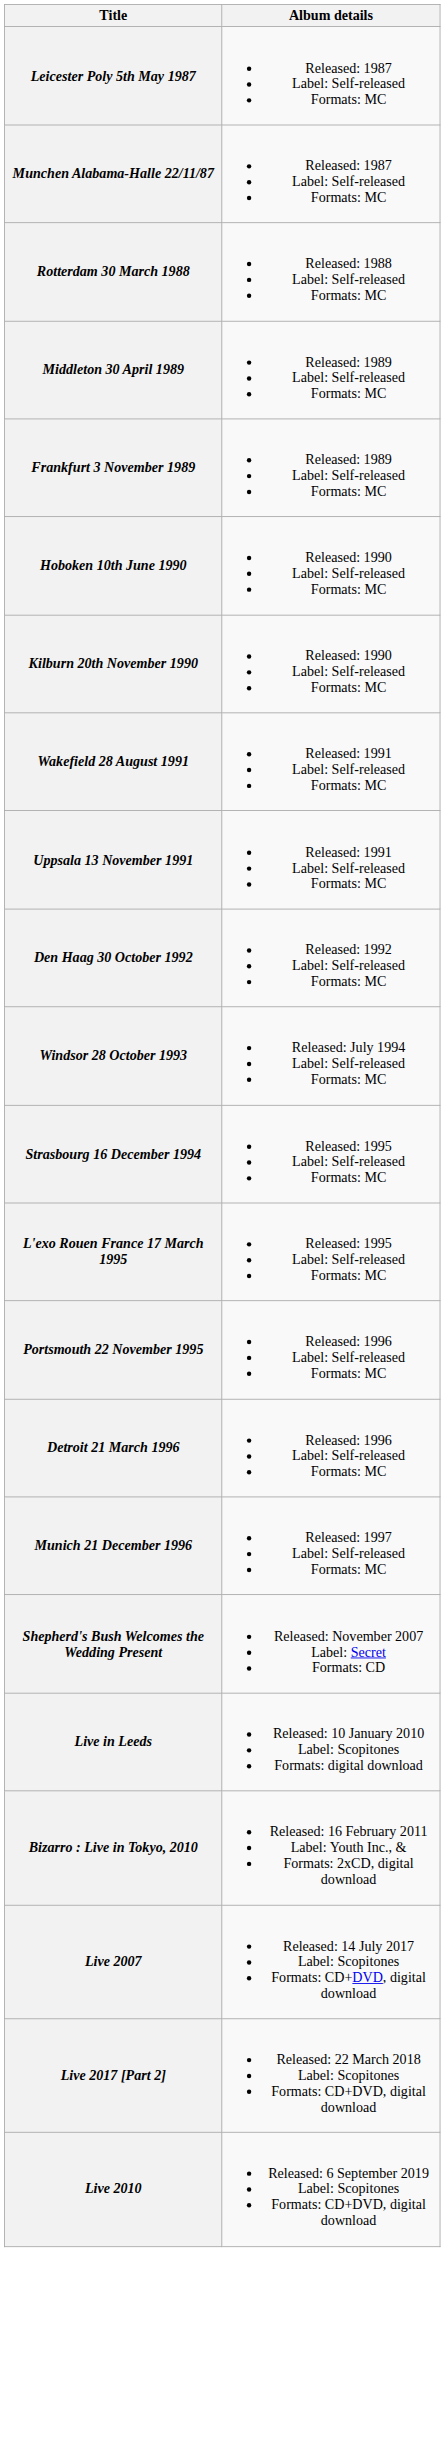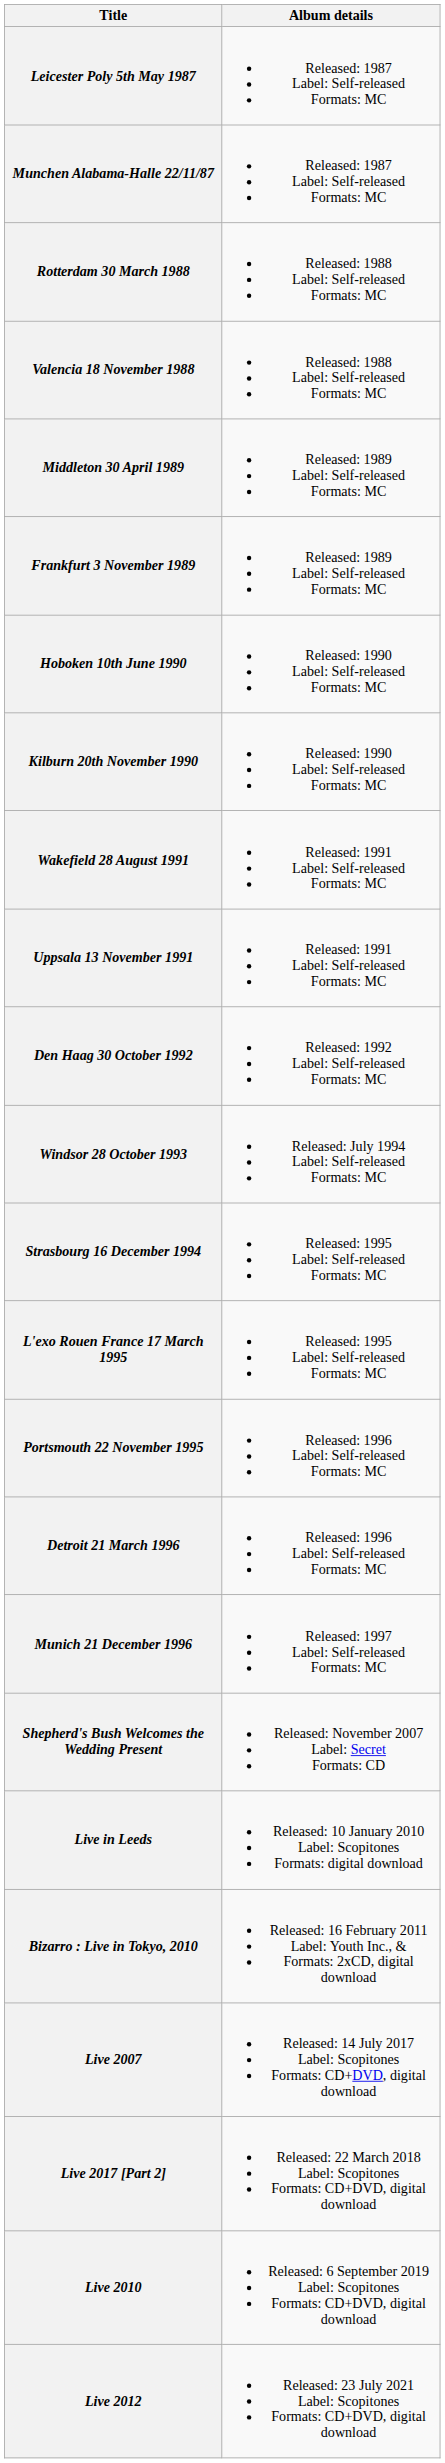+ row: (113, 369)
+ row: (113, 2401)
